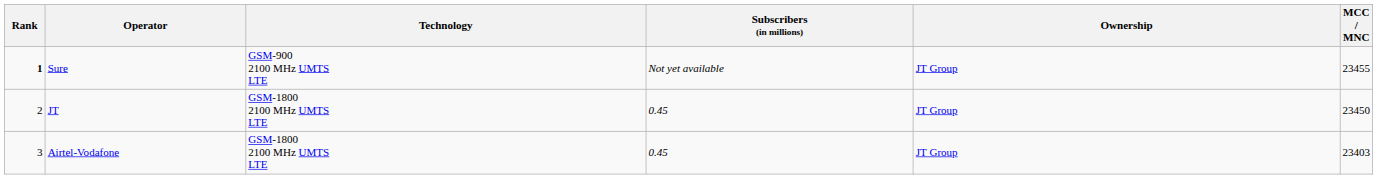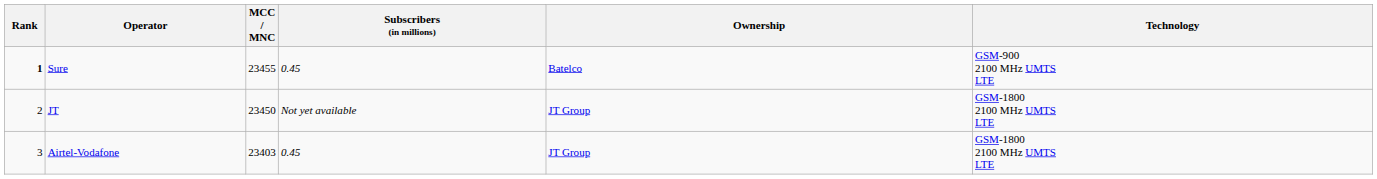columns swapped: (446, 25) <-> (1356, 25)
(686, 68) Not yet available -> (291, 68) 0.45
(937, 68) JT Group -> (565, 68) Batelco
(658, 110) 0.45 -> (319, 110) Not yet available
